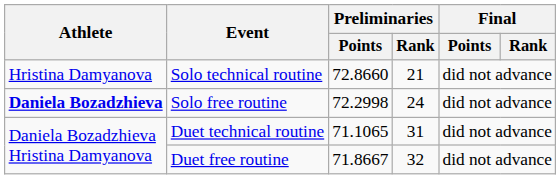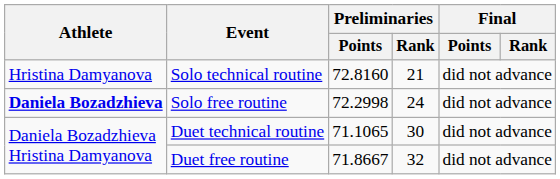(360, 74) 72.8660 -> (360, 74) 72.8160
(415, 131) 31 -> (415, 131) 30
